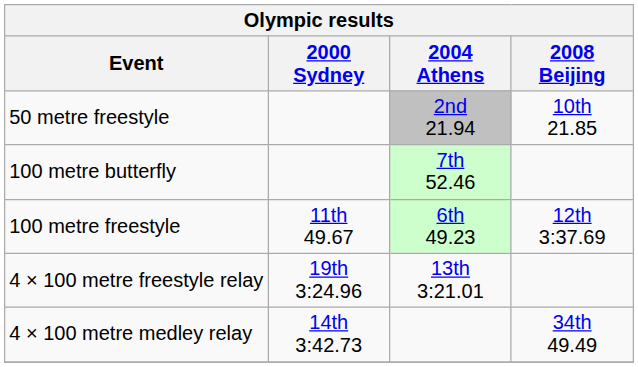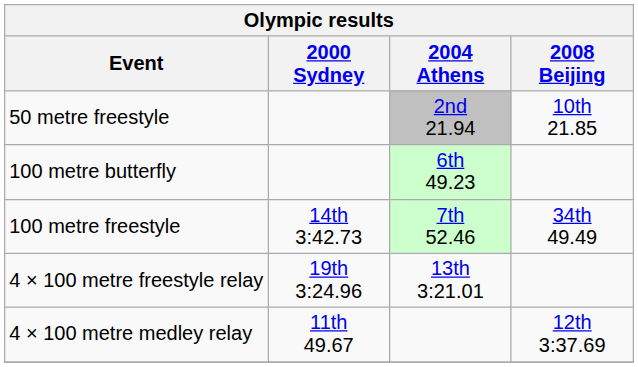(450, 171) 7th 52.46 -> (450, 171) 6th 49.23
(329, 225) 11th 49.67 -> (329, 225) 14th 3:42.73
(450, 225) 6th 49.23 -> (450, 225) 7th 52.46
(572, 225) 12th 3:37.69 -> (572, 225) 34th 49.49
(329, 334) 14th 3:42.73 -> (329, 334) 11th 49.67
(572, 334) 34th 49.49 -> (572, 334) 12th 3:37.69
